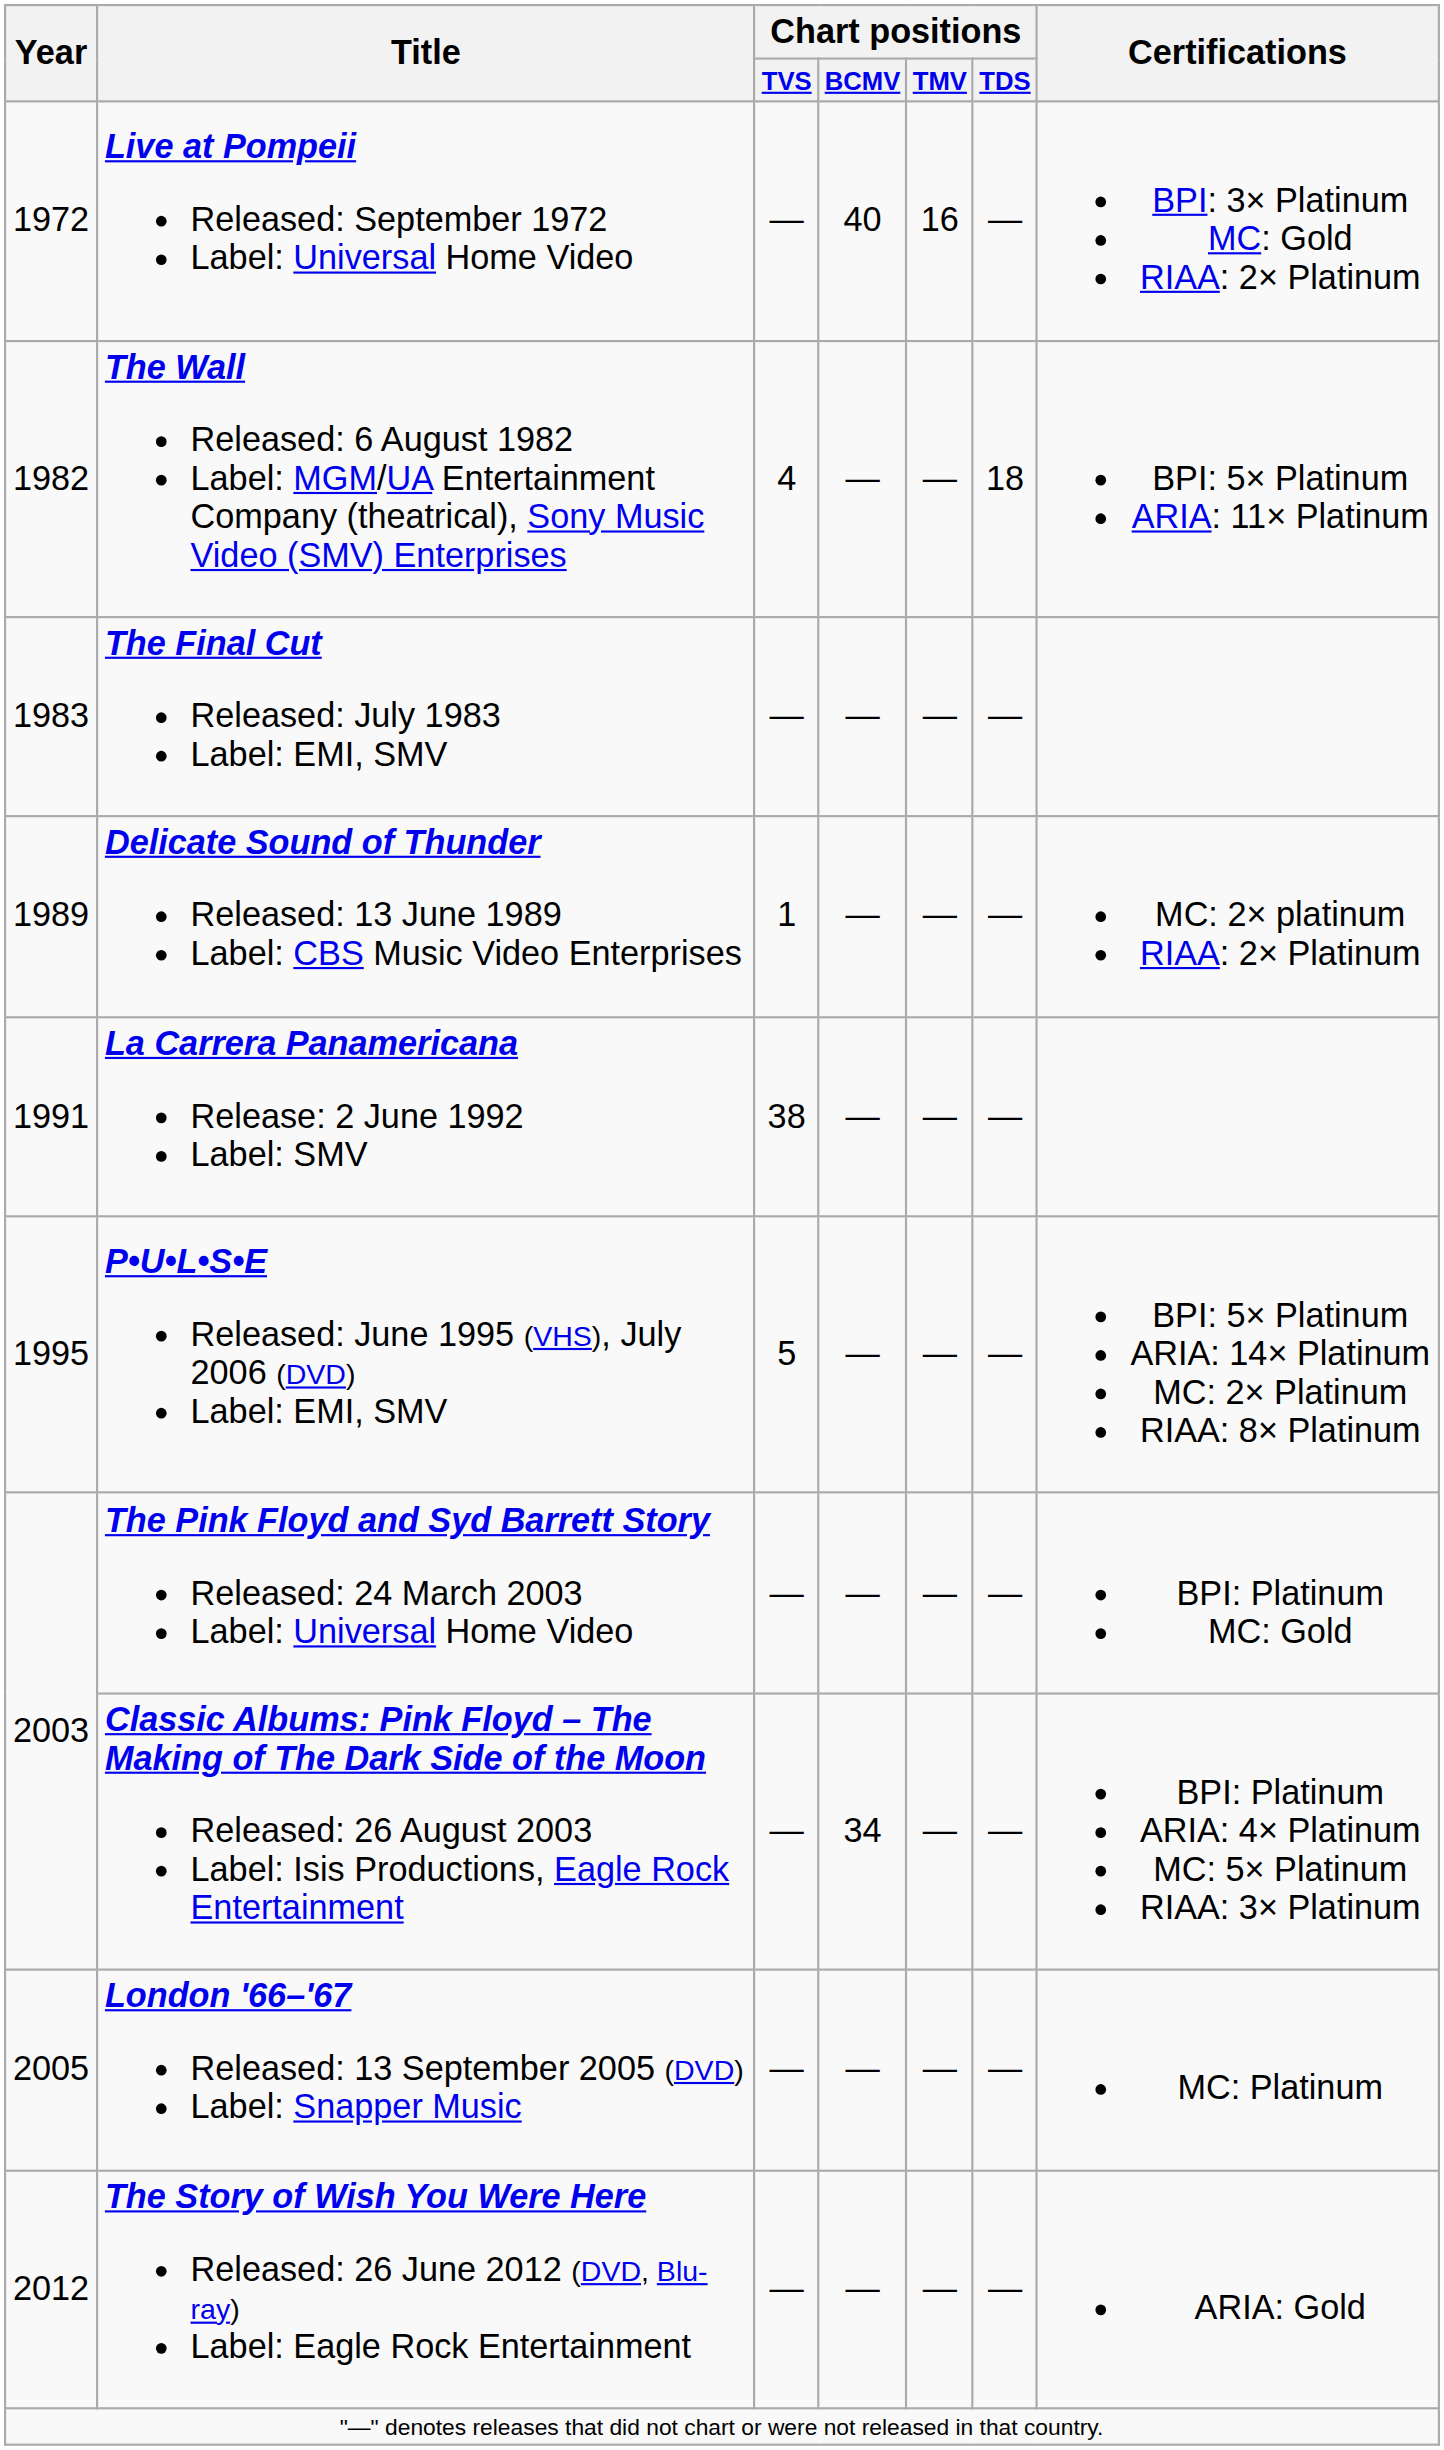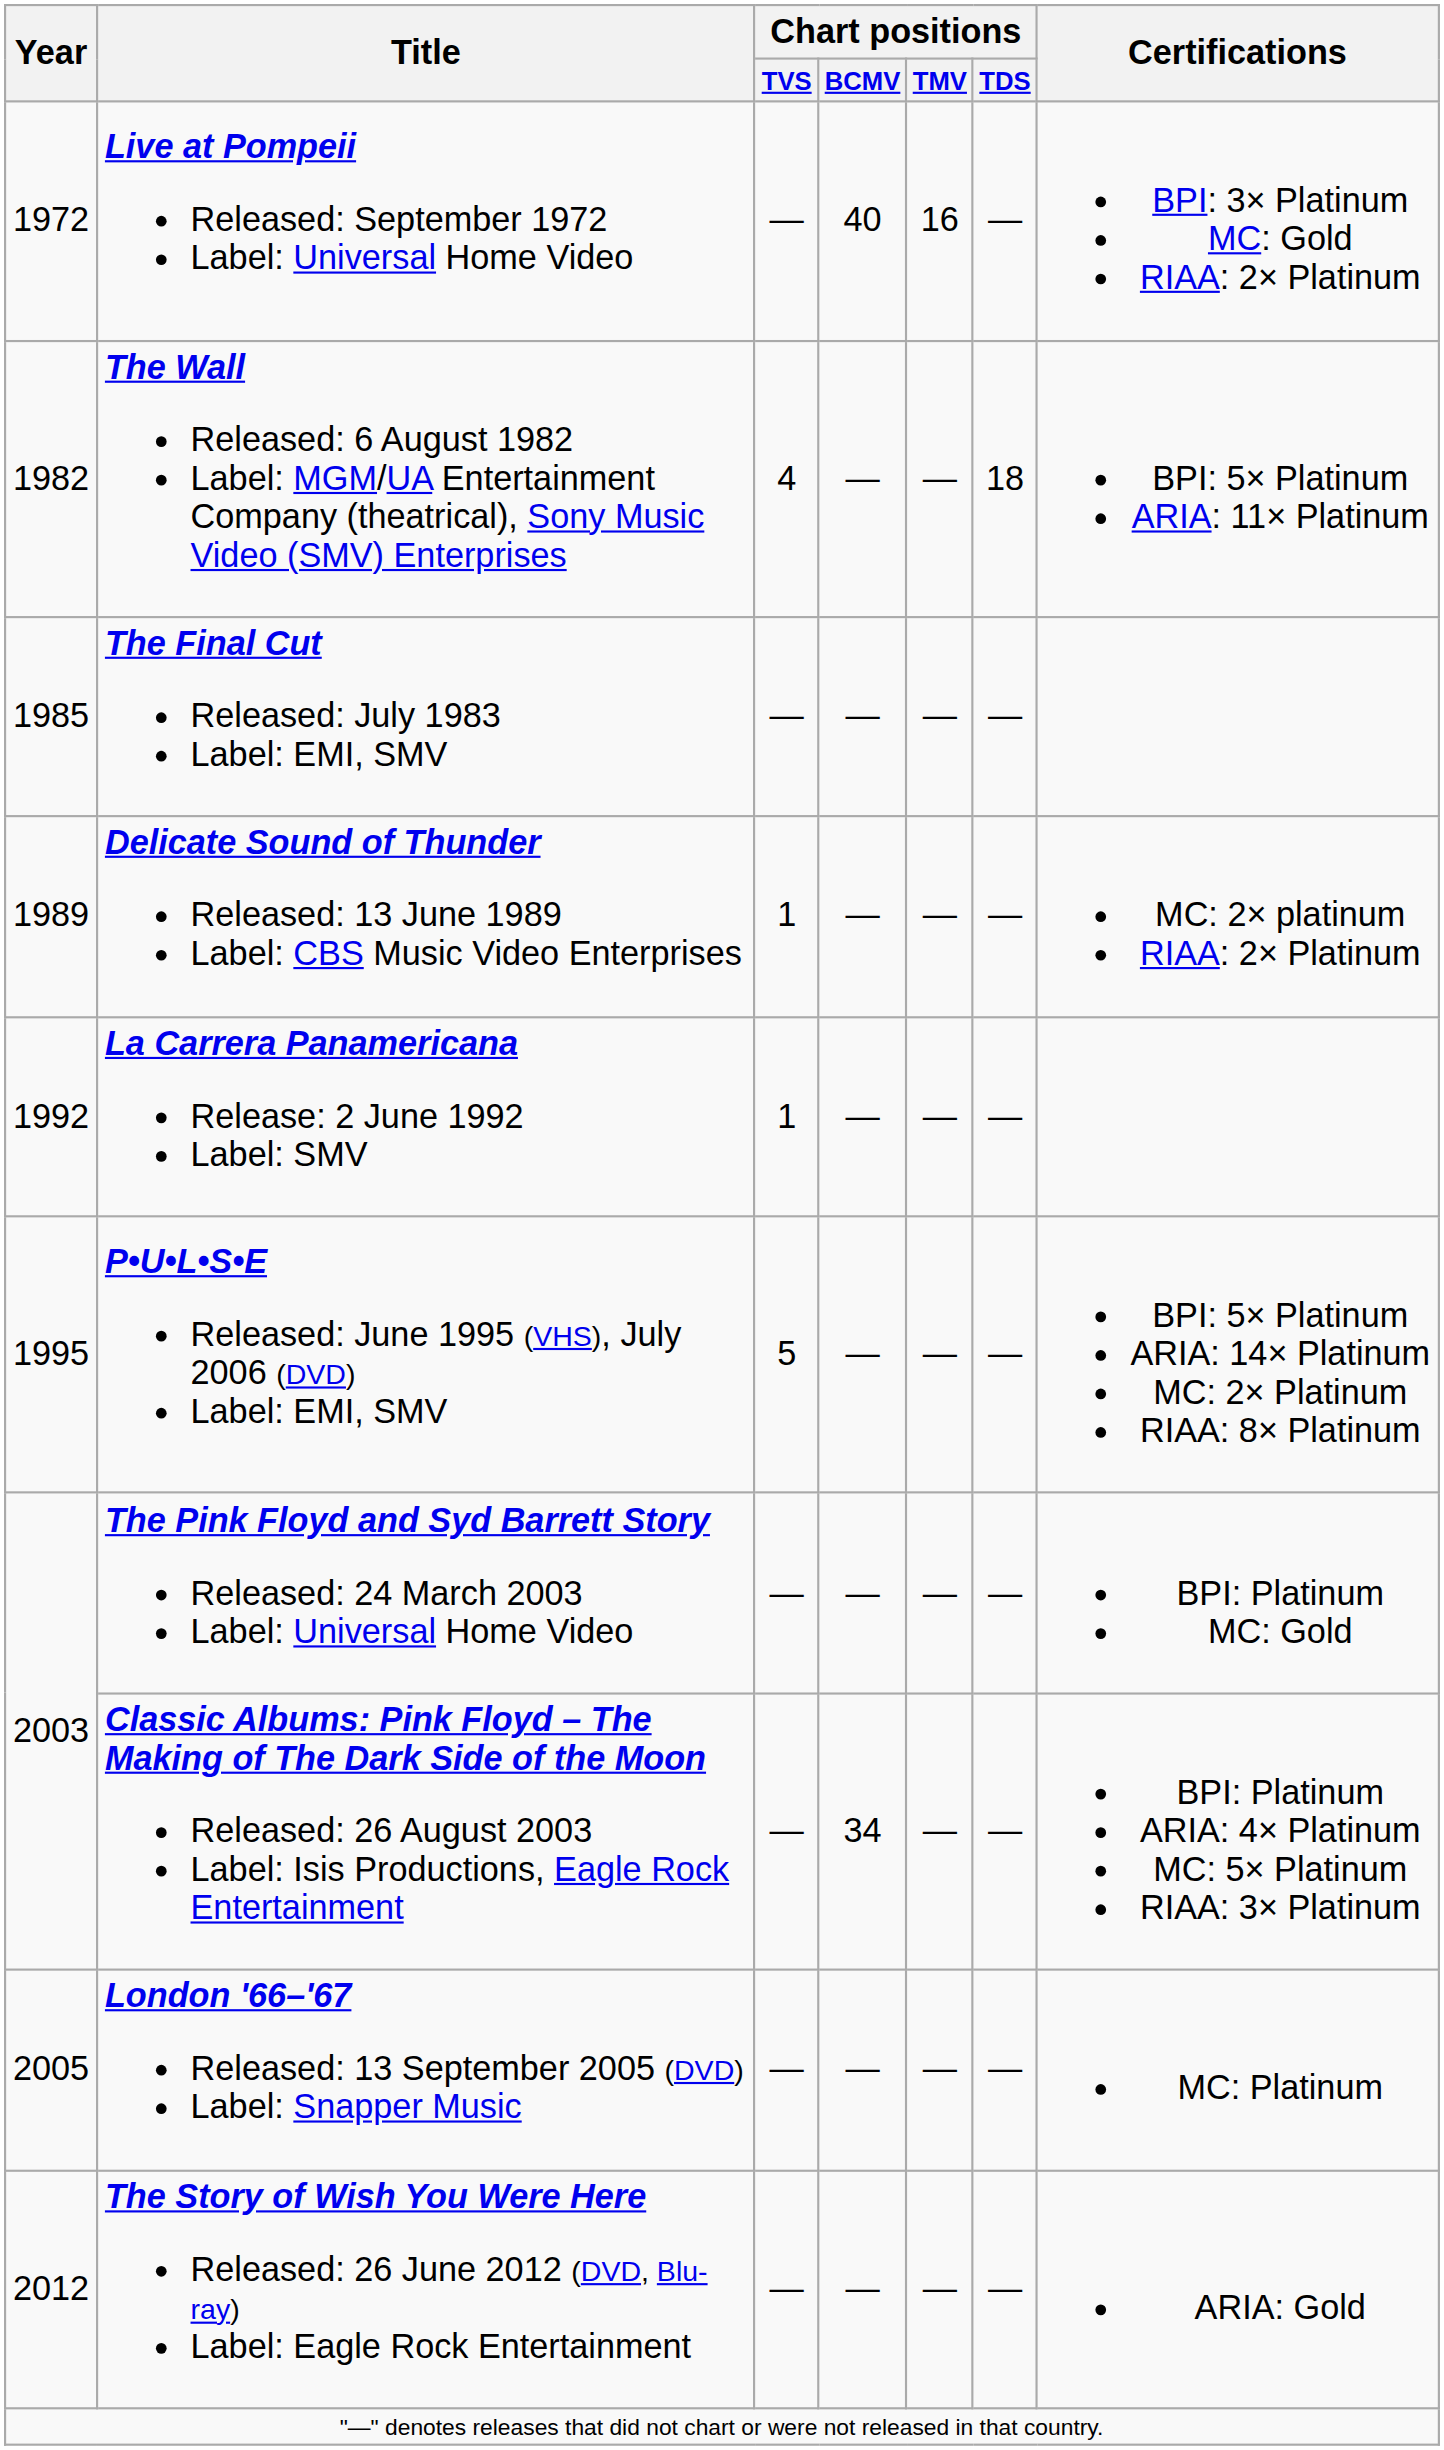(51, 716) 1983 -> (51, 716) 1985
(51, 1115) 1991 -> (51, 1115) 1992
(787, 1115) 38 -> (787, 1115) 1
